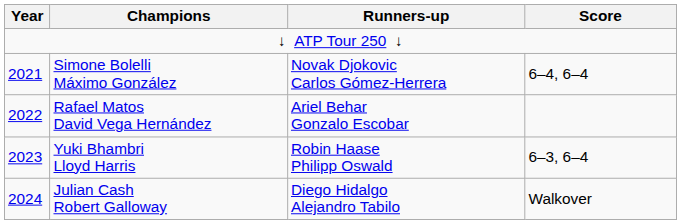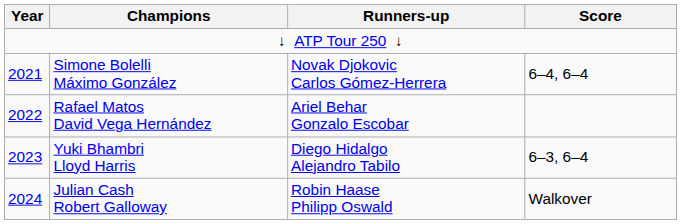(342, 157) Robin Haase Philipp Oswald -> (345, 157) Diego Hidalgo Alejandro Tabilo
(345, 198) Diego Hidalgo Alejandro Tabilo -> (342, 198) Robin Haase Philipp Oswald
